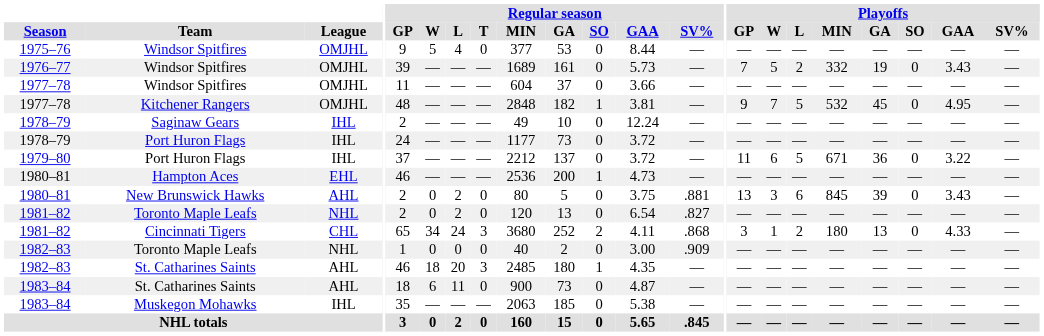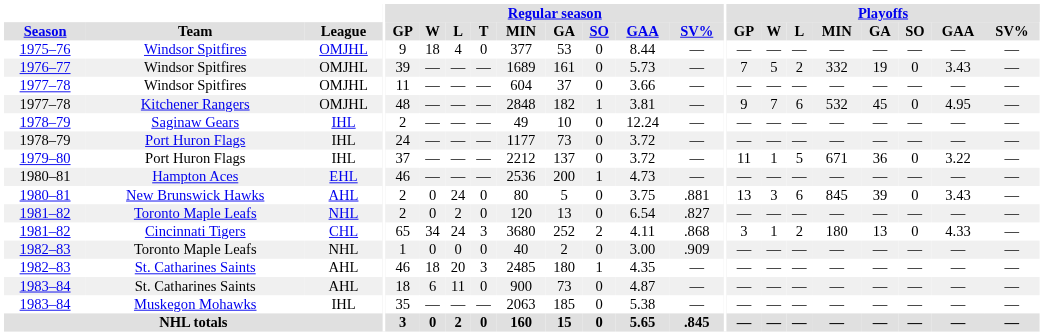(433, 49) 5 -> (433, 49) 18
(799, 104) 5 -> (799, 104) 6
(774, 158) 6 -> (774, 158) 1
(458, 195) 2 -> (458, 195) 24
